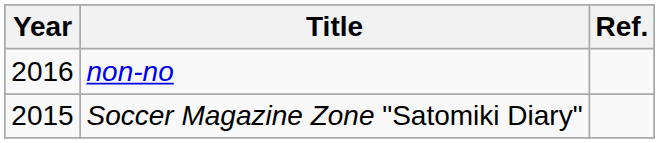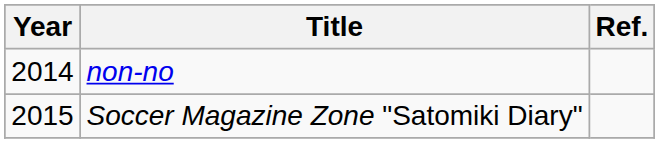(42, 71) 2016 -> (42, 71) 2014
